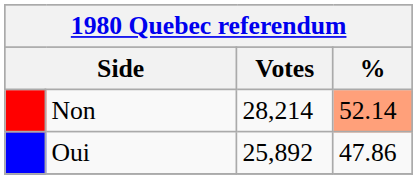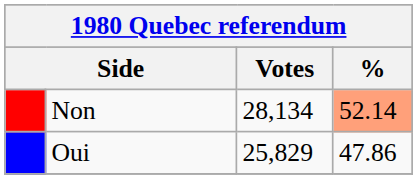(278, 110) 28,214 -> (278, 110) 28,134
(278, 152) 25,892 -> (278, 152) 25,829
